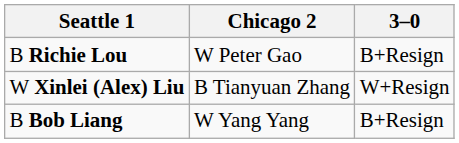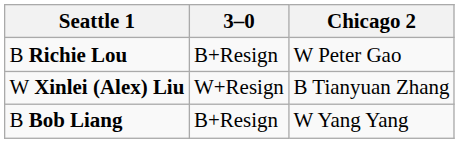columns swapped: (405, 21) <-> (272, 21)
